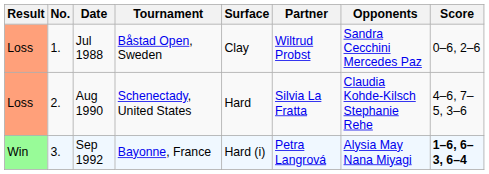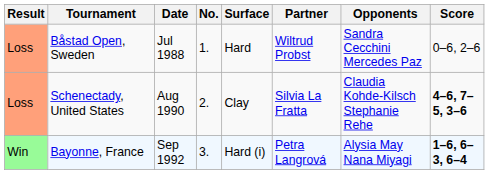columns swapped: (60, 13) <-> (168, 13)
(237, 48) Clay -> (238, 48) Hard
(238, 103) Hard -> (237, 103) Clay
(453, 103) normal -> (453, 103) bold
